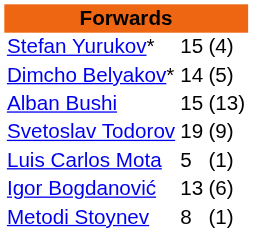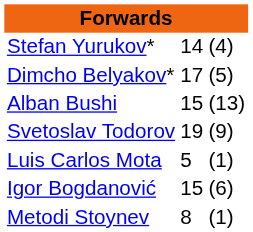(192, 46) 15 -> (192, 46) 14
(192, 75) 14 -> (192, 75) 17
(192, 188) 13 -> (192, 188) 15
